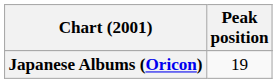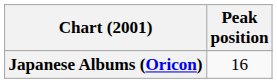(239, 64) 19 -> (239, 64) 16
